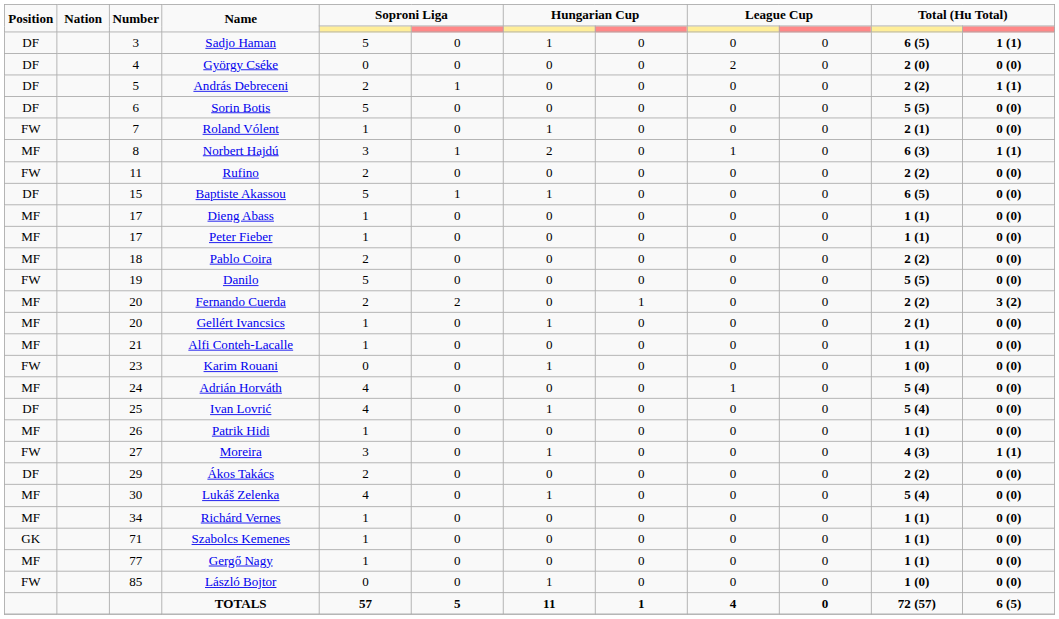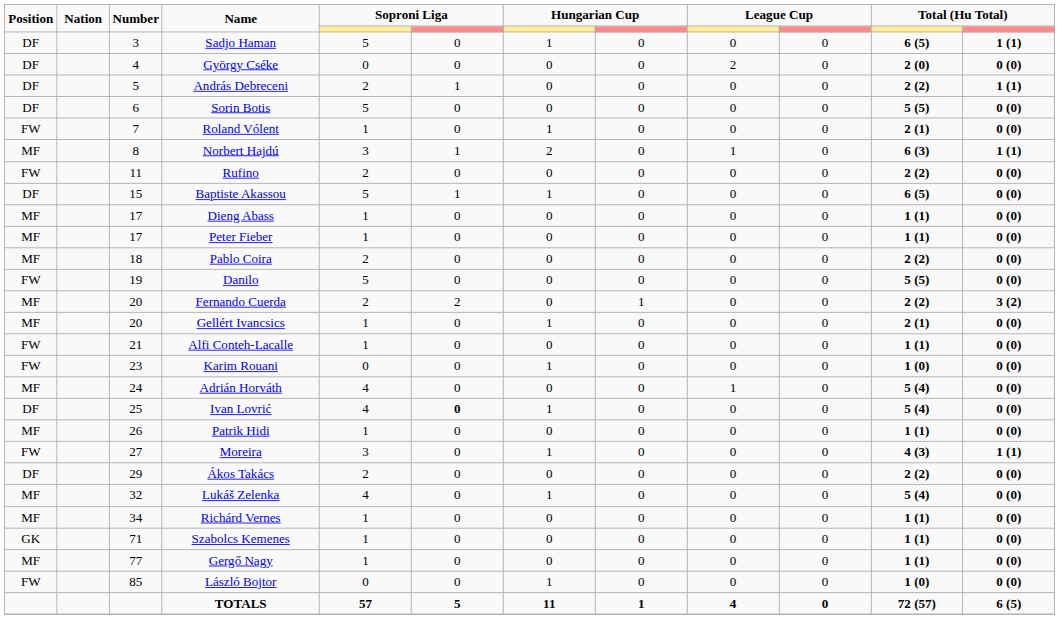(31, 344) MF -> (31, 344) FW
(457, 409) normal -> (457, 409) bold
(136, 495) 30 -> (136, 495) 32
